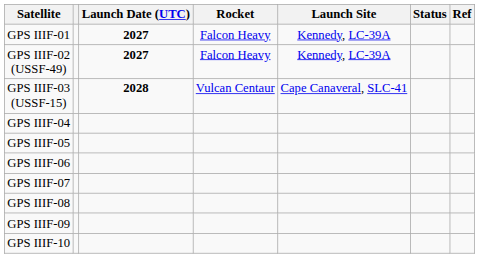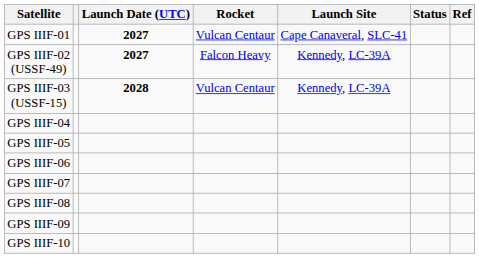(235, 34) Falcon Heavy -> (235, 34) Vulcan Centaur
(344, 34) Kennedy, LC-39A -> (344, 34) Cape Canaveral, SLC‑41
(344, 88) Cape Canaveral, SLC‑41 -> (344, 88) Kennedy, LC-39A
